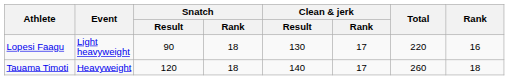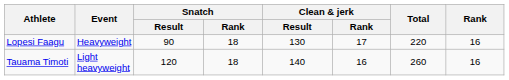(103, 48) Light heavyweight -> (104, 42) Heavyweight
(104, 68) Heavyweight -> (103, 63) Light heavyweight
(361, 68) 17 -> (361, 63) 16
(475, 68) 18 -> (475, 63) 16
